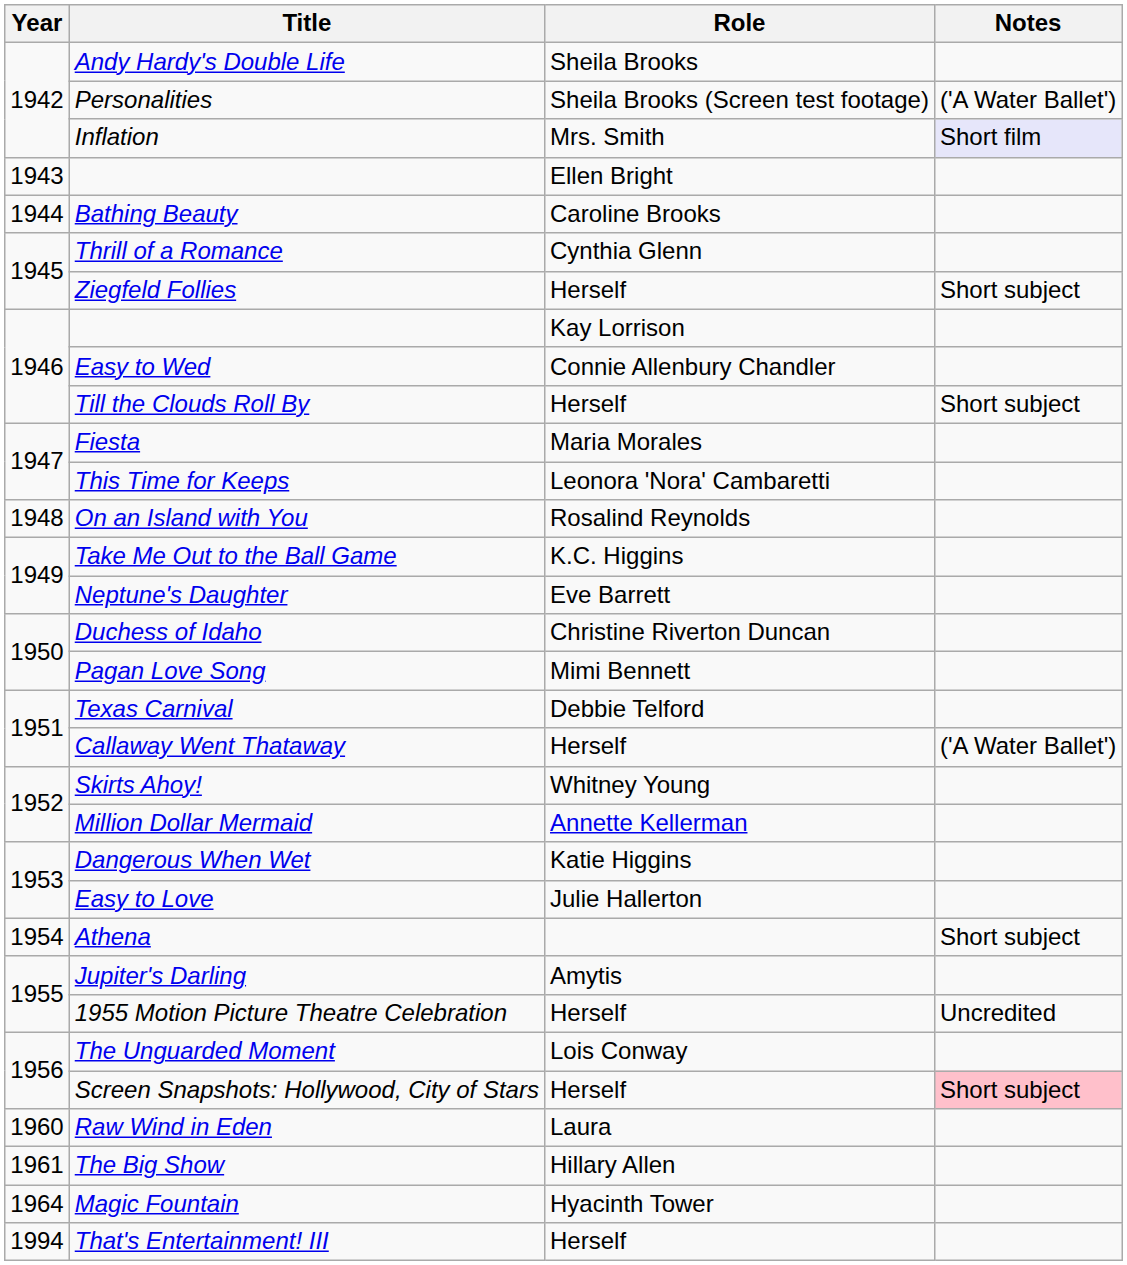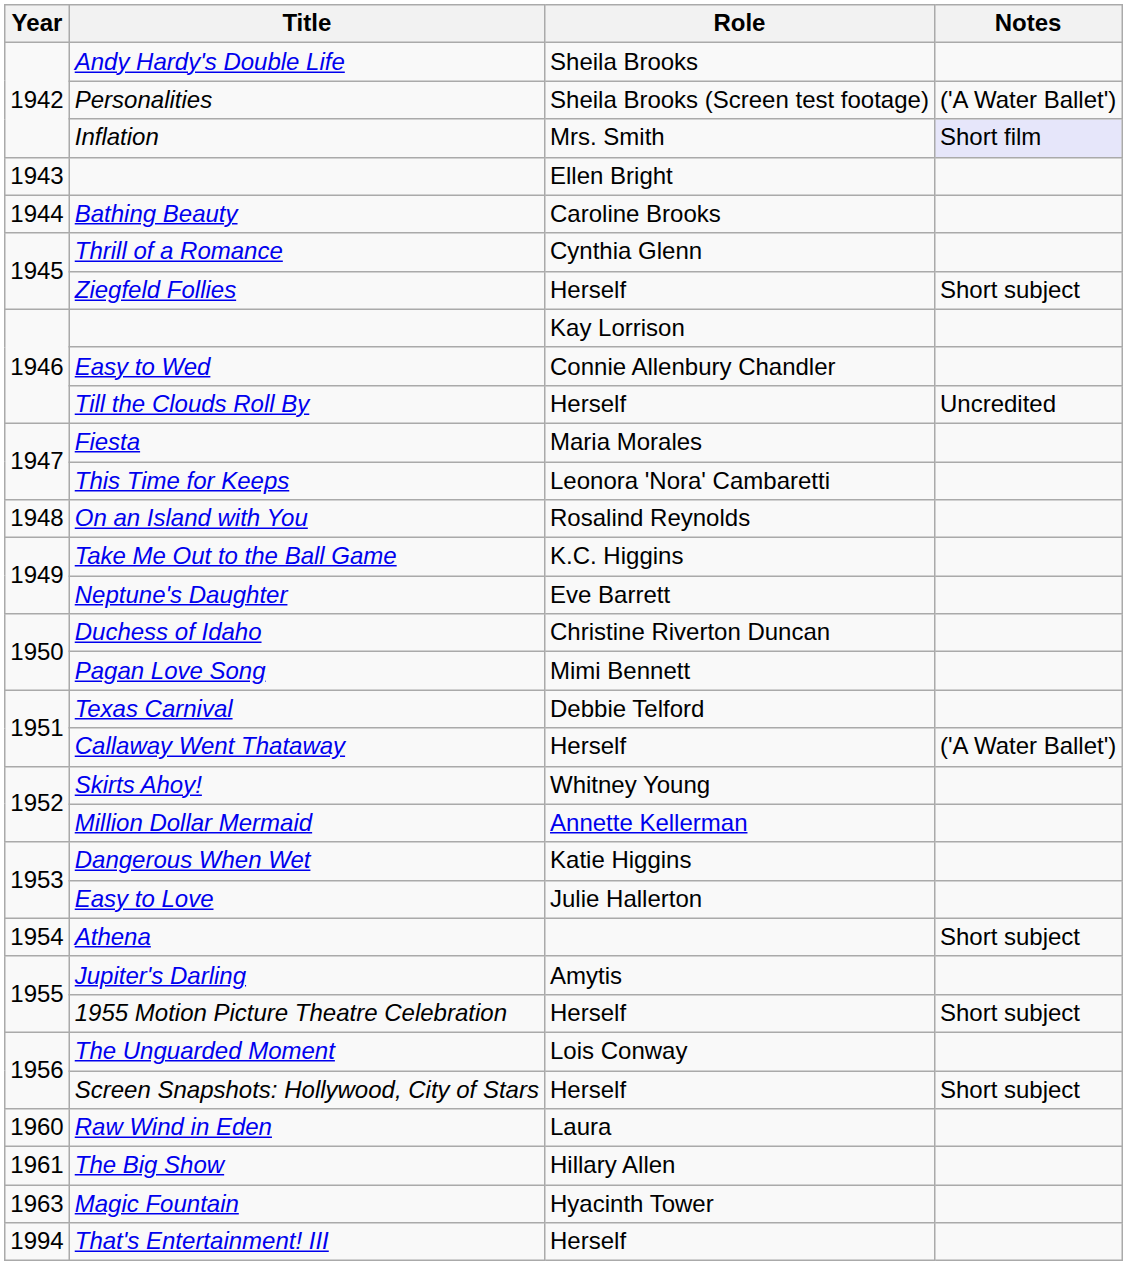(1010, 404) Short subject -> (998, 404) Uncredited
(998, 1013) Uncredited -> (1010, 1013) Short subject
(1010, 1089) pink background -> (1010, 1089) no background
(37, 1203) 1964 -> (37, 1203) 1963
